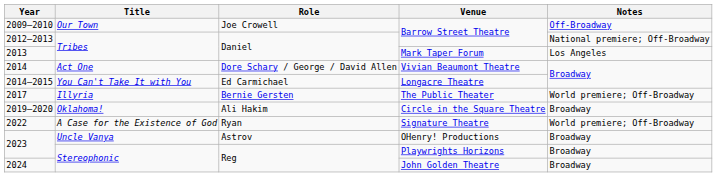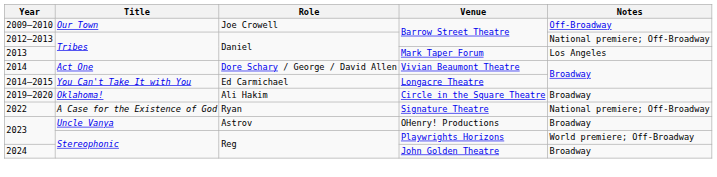- row: (17, 95)
(622, 123) World premiere; Off-Broadway -> (630, 109) National premiere; Off-Broadway
(570, 151) Broadway -> (622, 137) World premiere; Off-Broadway
